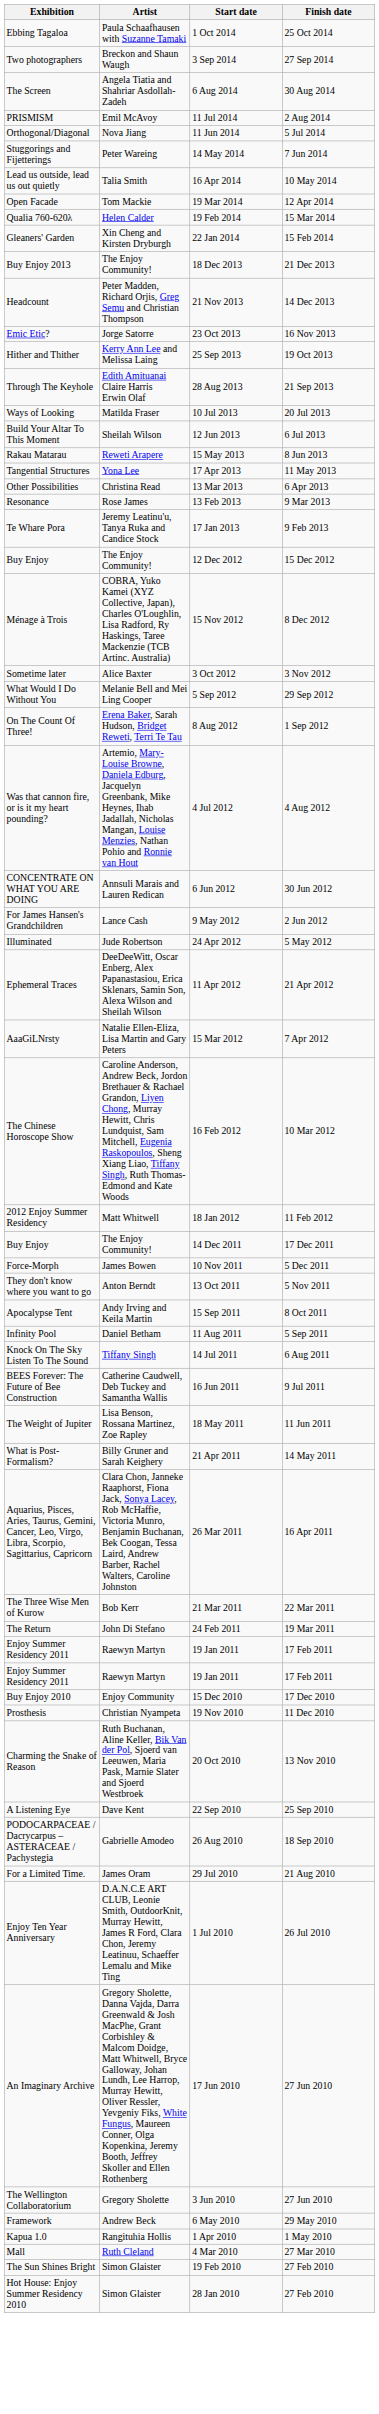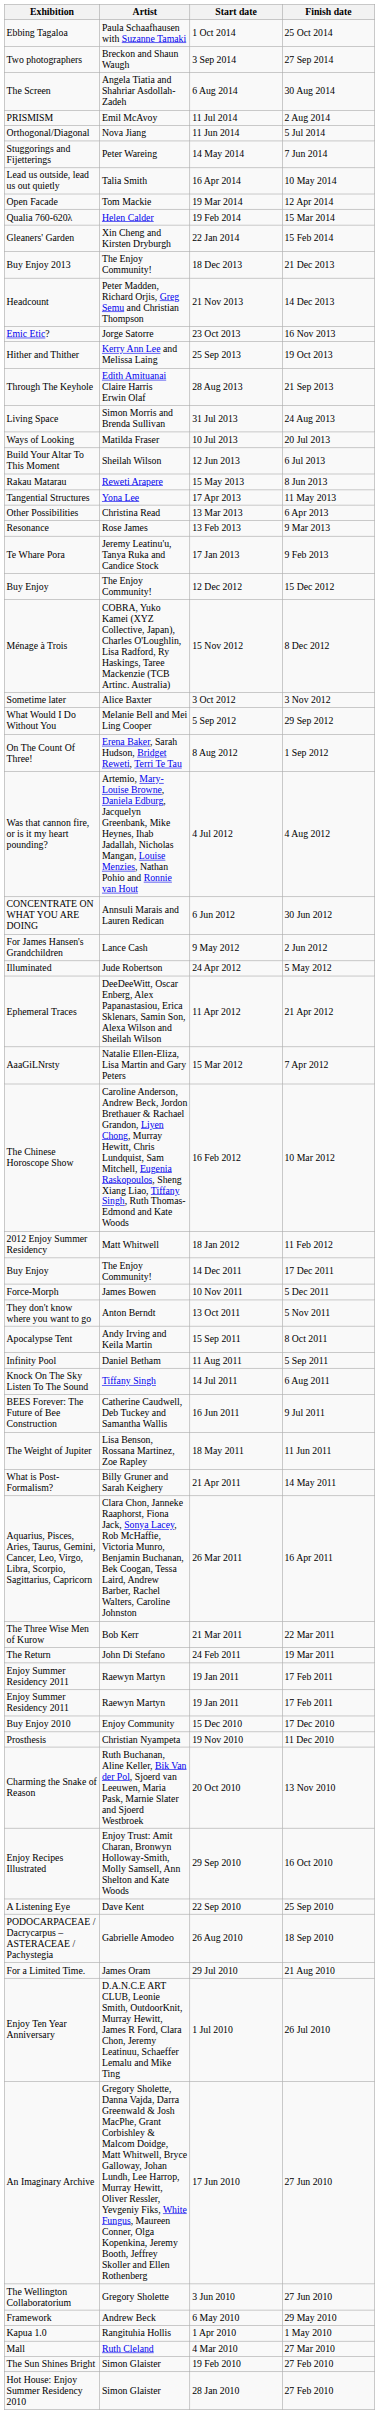+ row: (32, 419)
+ row: (35, 1863)
